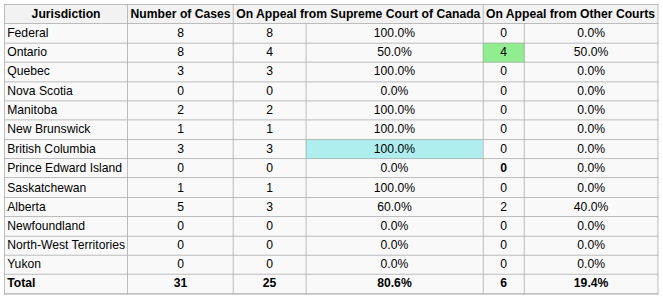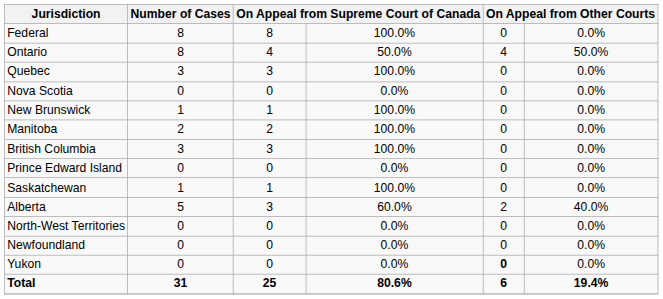(504, 52) lightgreen background -> (504, 52) no background
rows swapped: (49, 129) <-> (32, 110)
(394, 149) paleturquoise background -> (394, 149) no background
(504, 168) bold -> (504, 168) normal
rows swapped: (46, 226) <-> (66, 245)
(504, 264) normal -> (504, 264) bold
